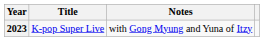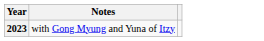- column: (68, 12)
